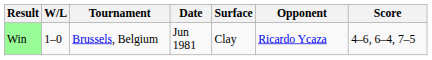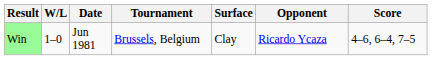columns swapped: (191, 13) <-> (120, 13)
